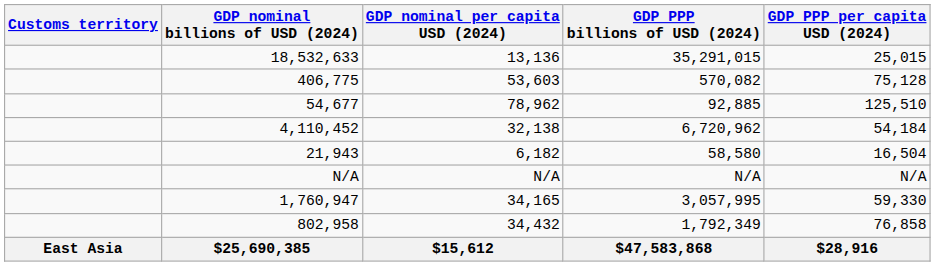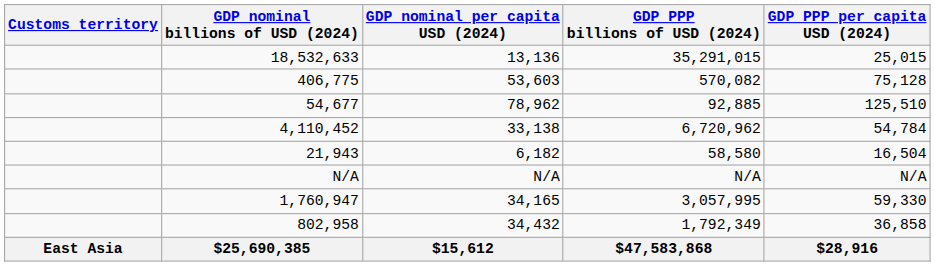(533, 129) 32,138 -> (533, 129) 33,138
(900, 129) 54,184 -> (900, 129) 54,784
(900, 225) 76,858 -> (900, 225) 36,858
